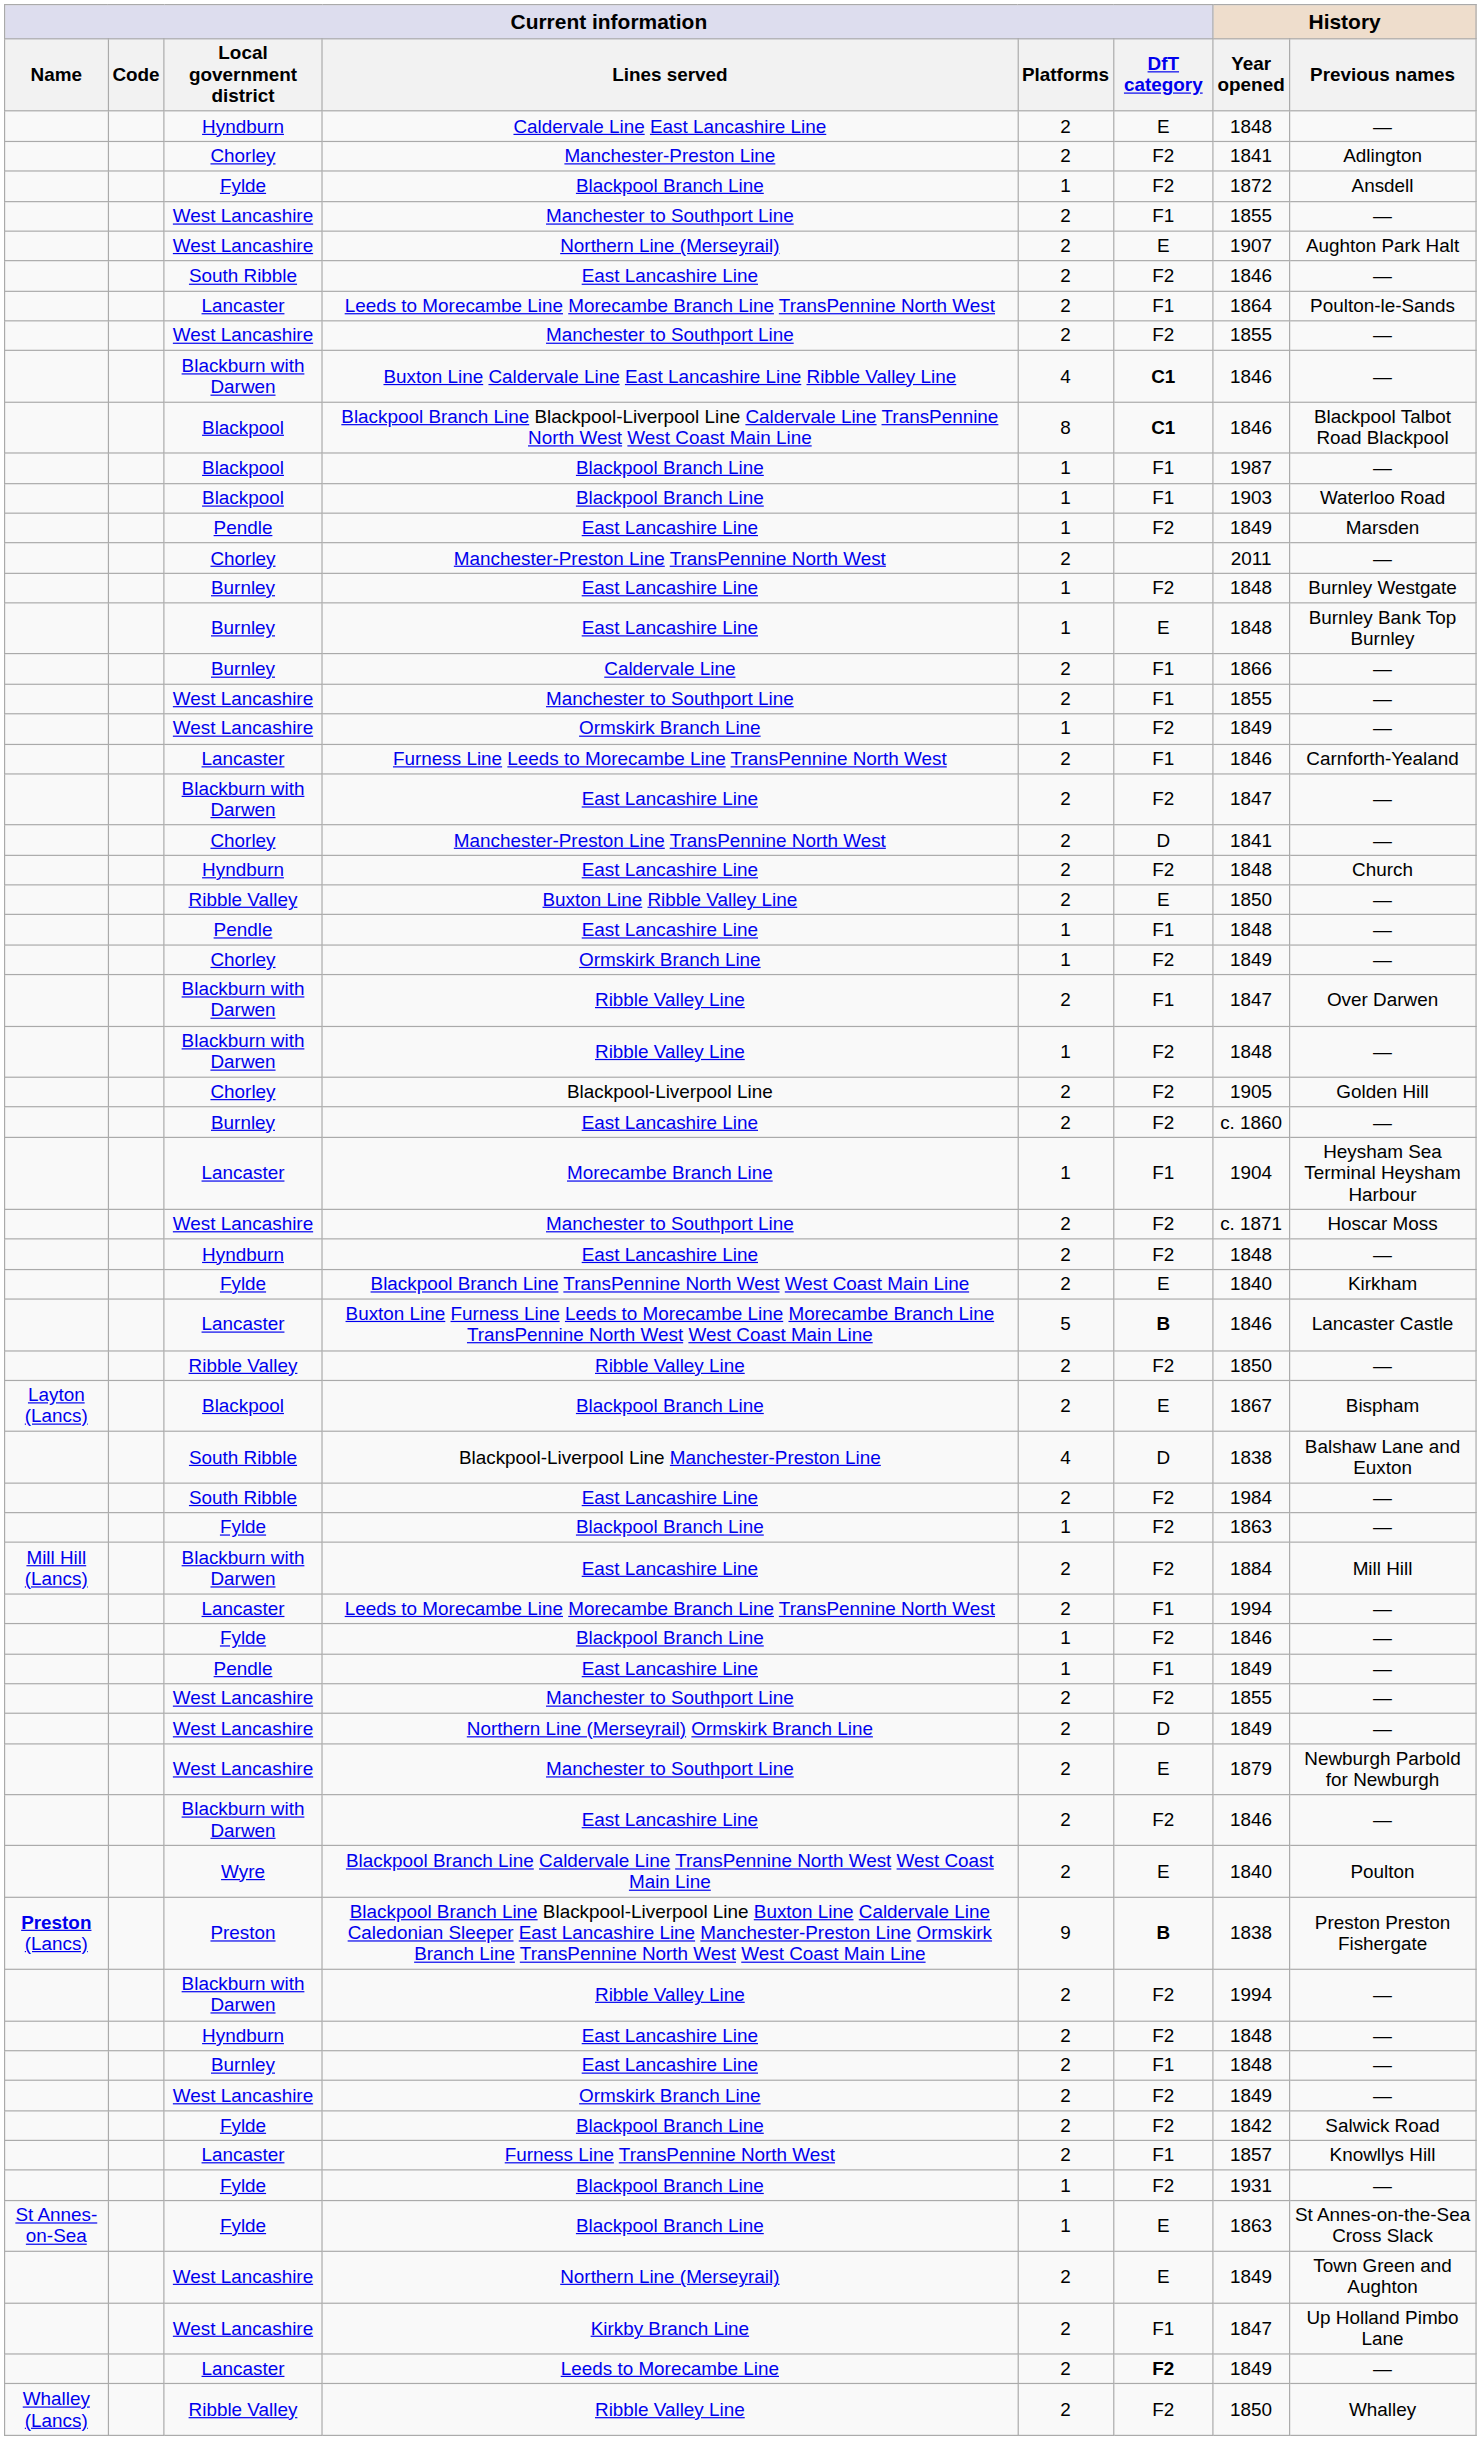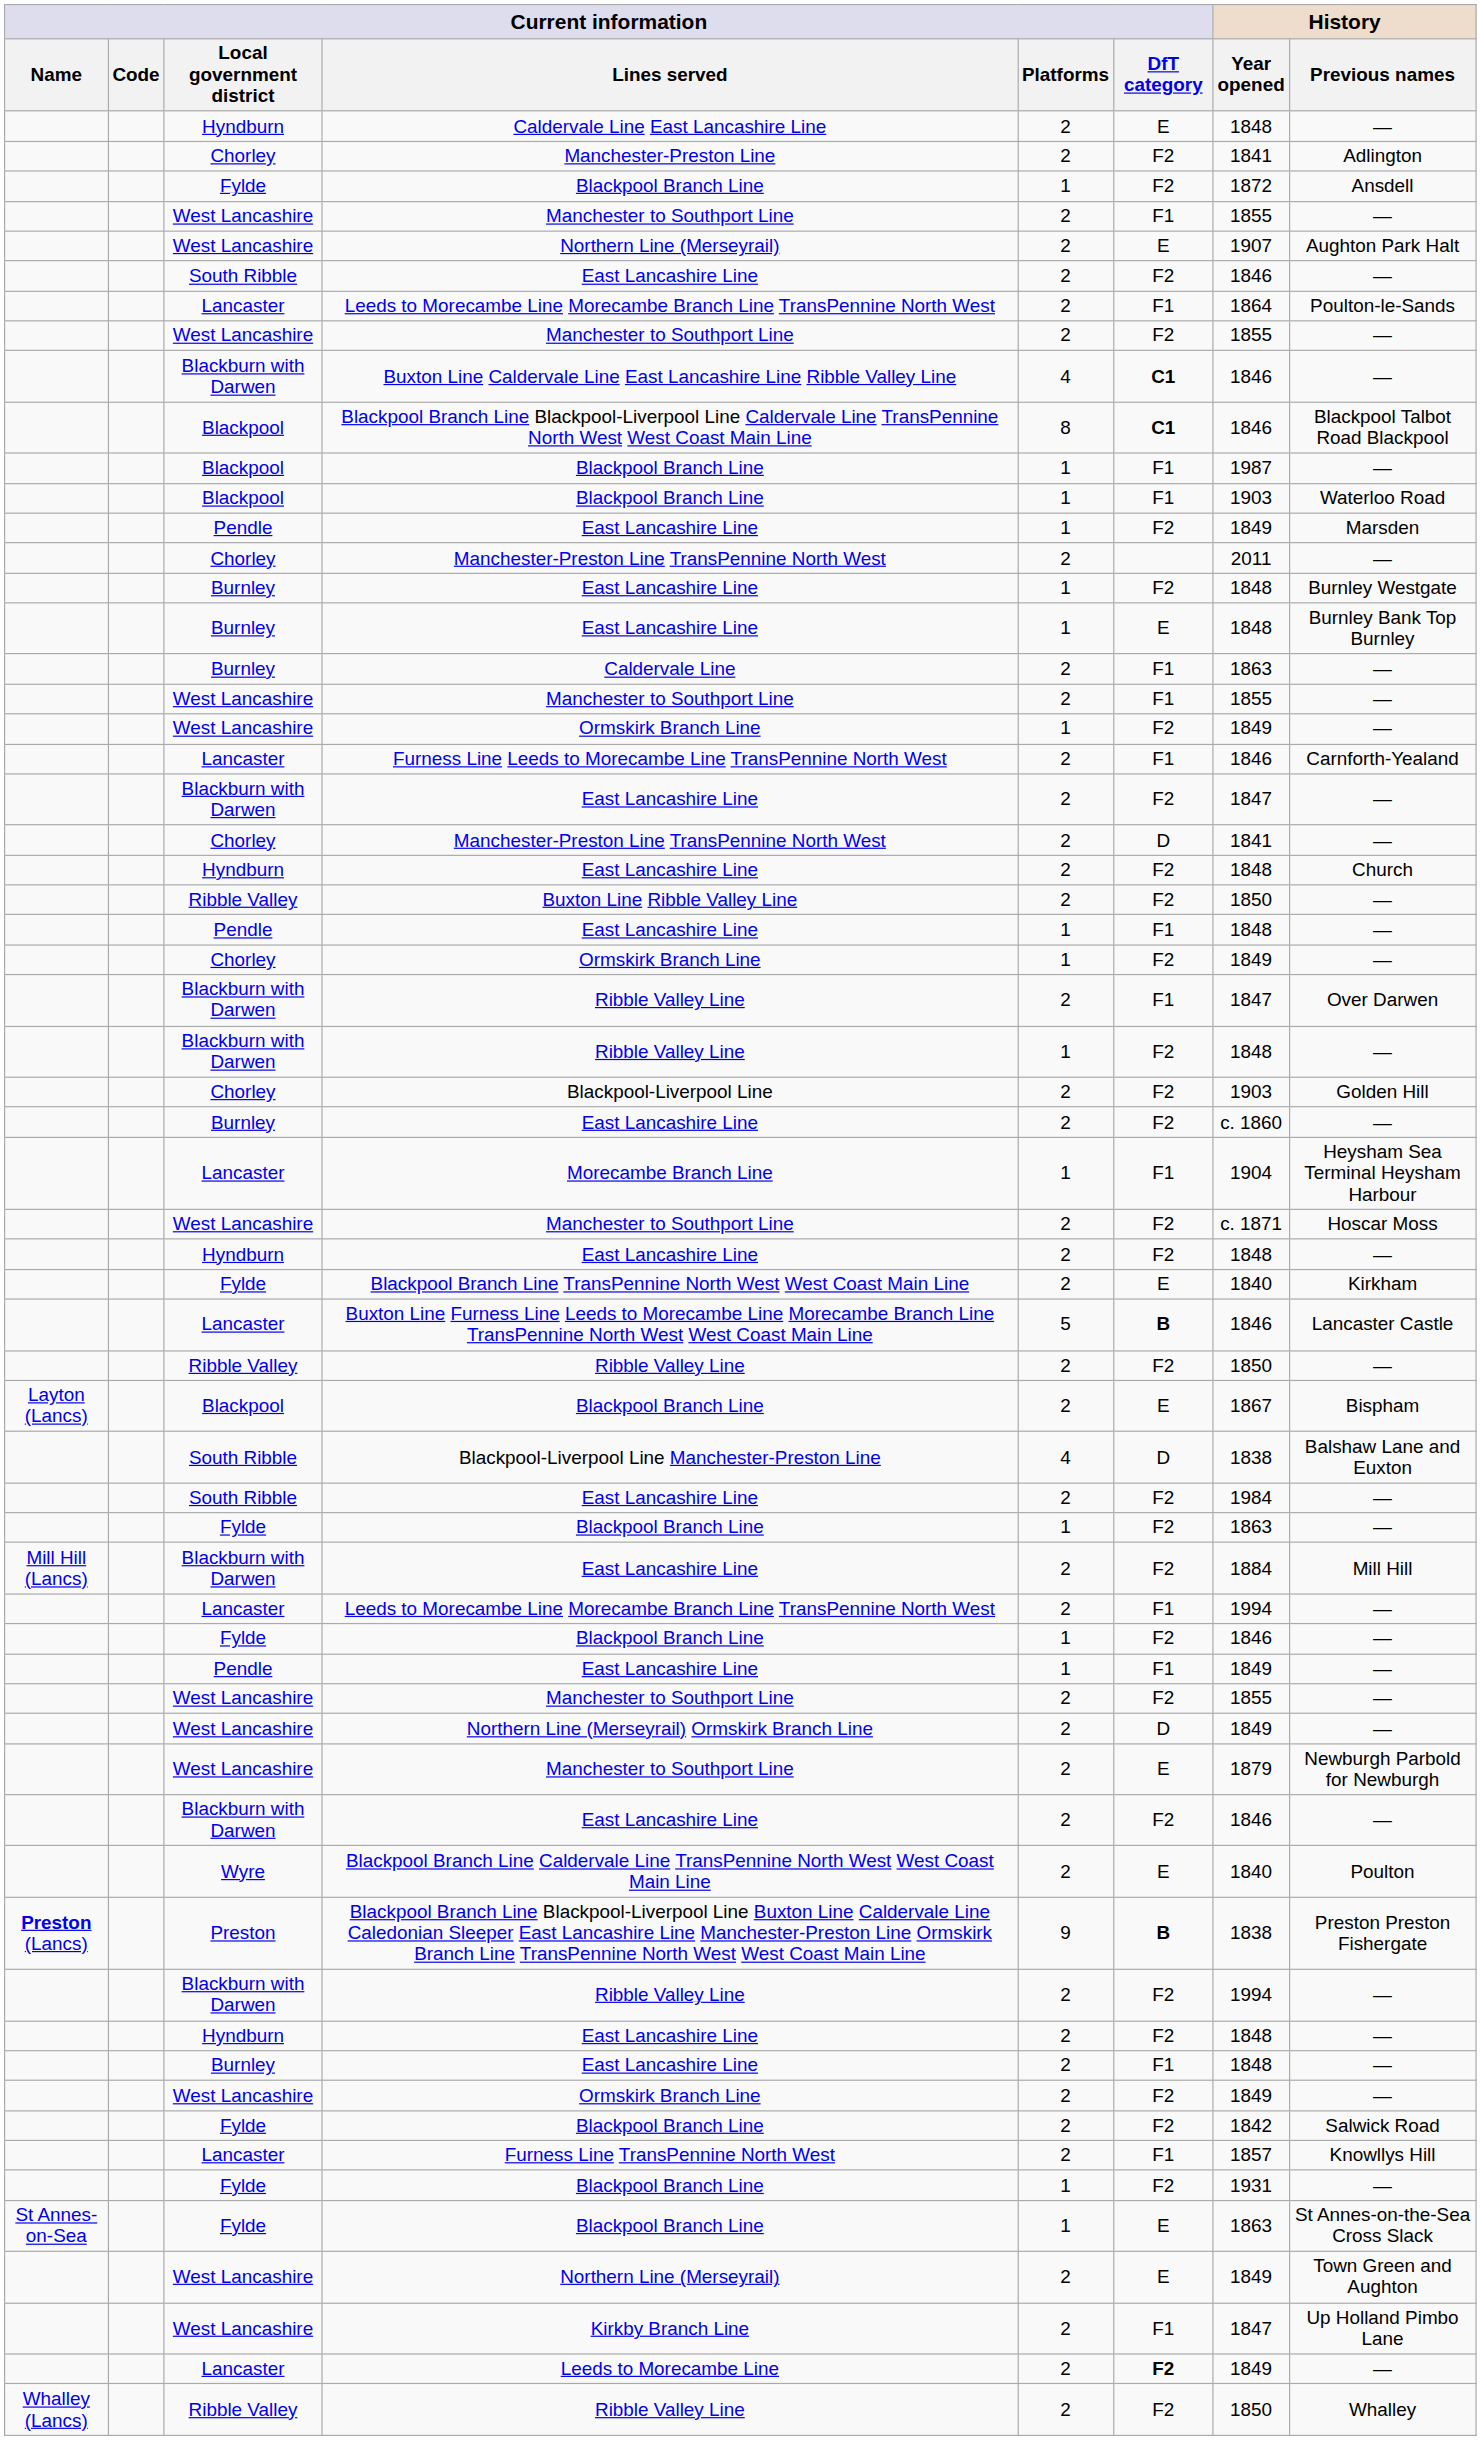(1251, 669) 1866 -> (1251, 669) 1863
(1163, 899) E -> (1163, 899) F2
(1251, 1092) 1905 -> (1251, 1092) 1903
